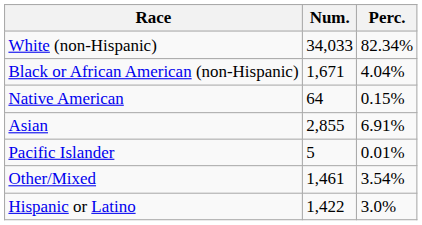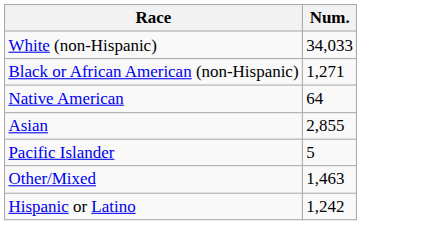- column: (387, 17)
(325, 71) 1,671 -> (325, 71) 1,271
(325, 179) 1,461 -> (325, 179) 1,463
(325, 206) 1,422 -> (325, 206) 1,242
